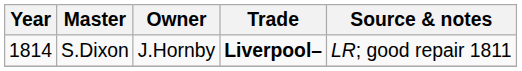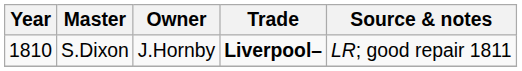(31, 50) 1814 -> (31, 50) 1810
